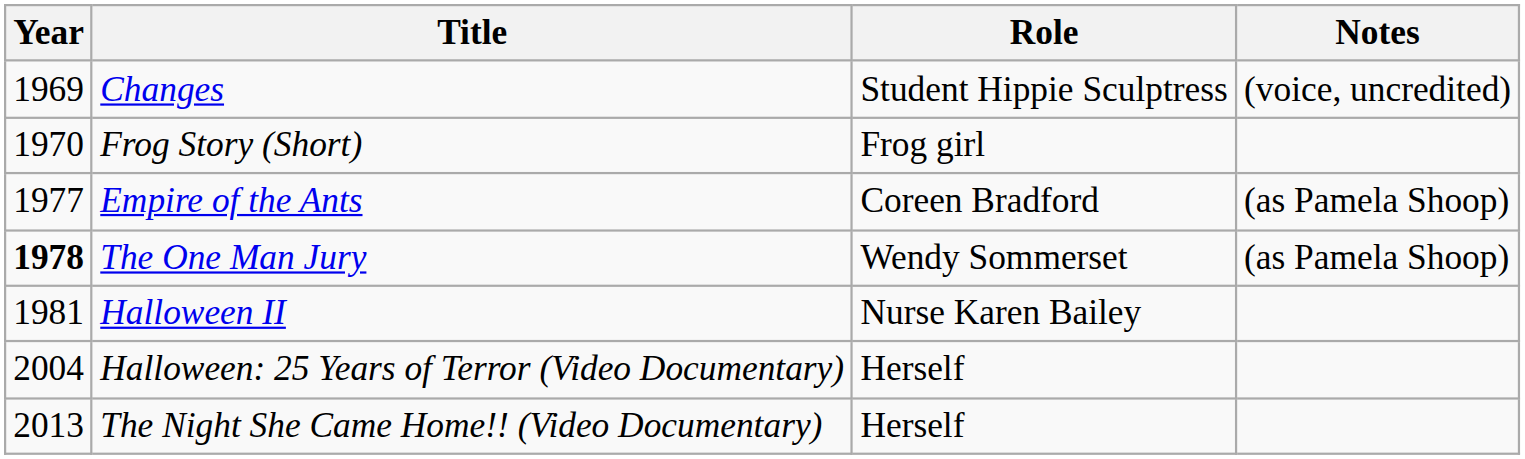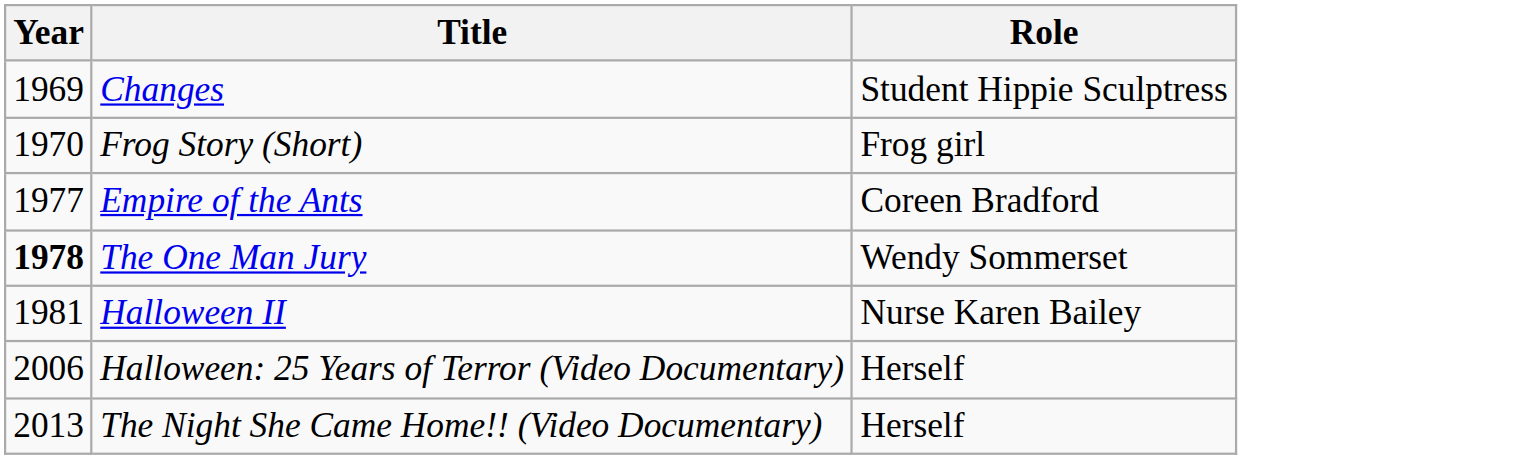- column: (1378, 32)
(49, 369) 2004 -> (49, 369) 2006
